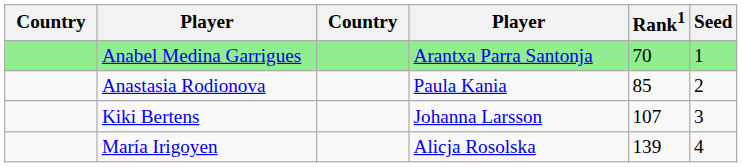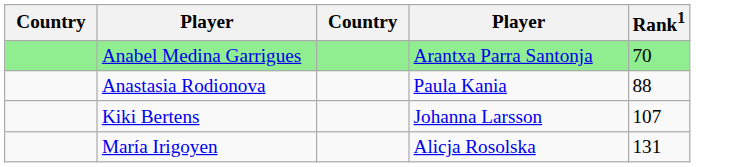- column: (713, 22)
(642, 85) 85 -> (642, 85) 88
(647, 146) 139 -> (647, 146) 131
